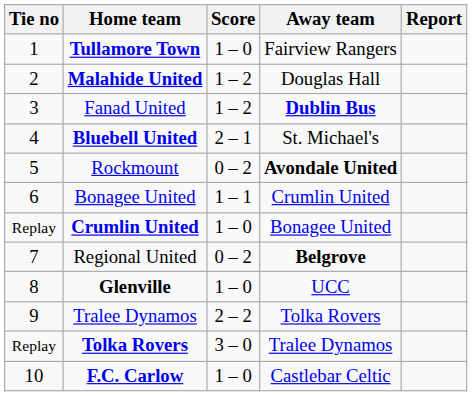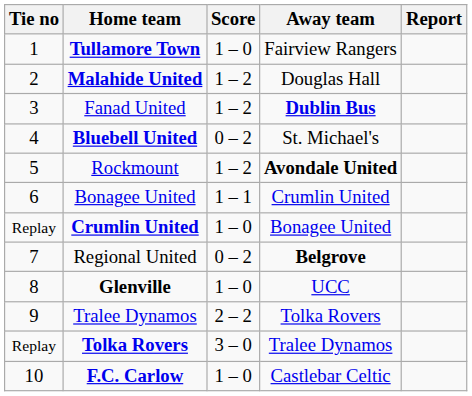(233, 138) 2 – 1 -> (233, 138) 0 – 2
(233, 167) 0 – 2 -> (233, 167) 1 – 2
